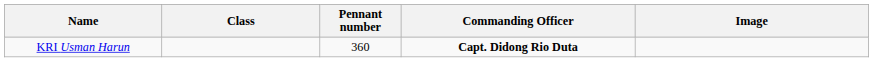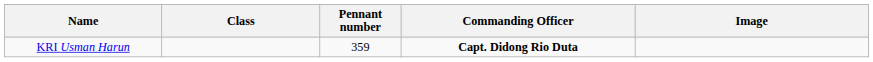(360, 47) 360 -> (360, 47) 359
